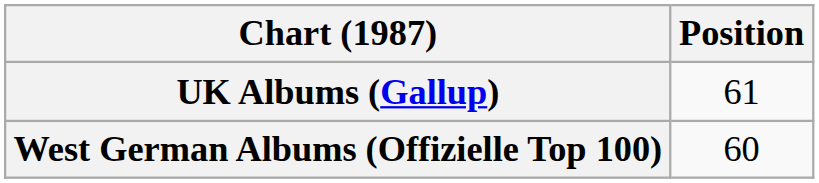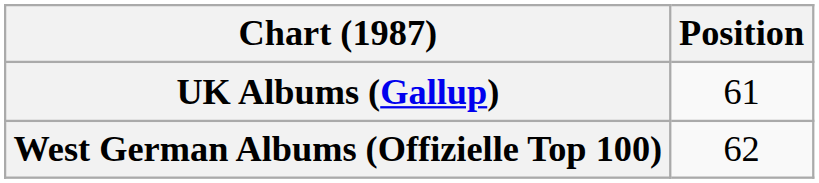(742, 148) 60 -> (742, 148) 62
